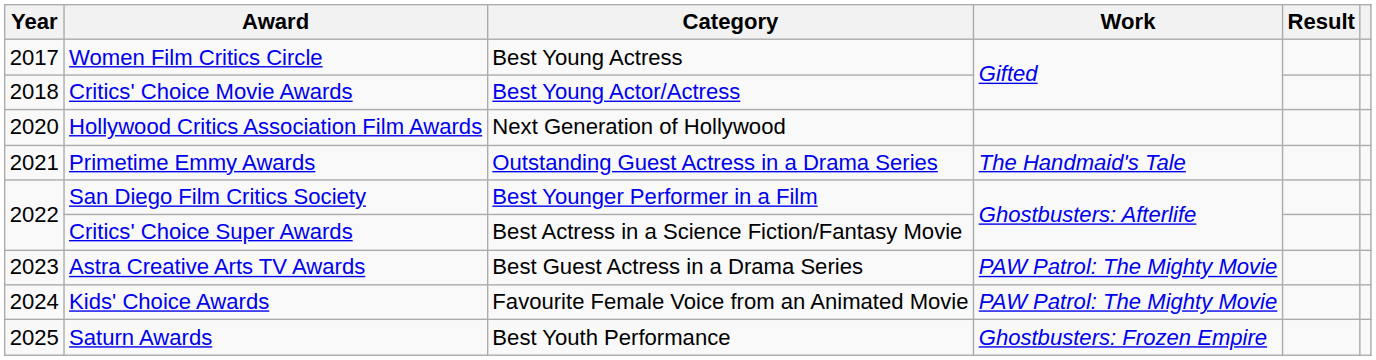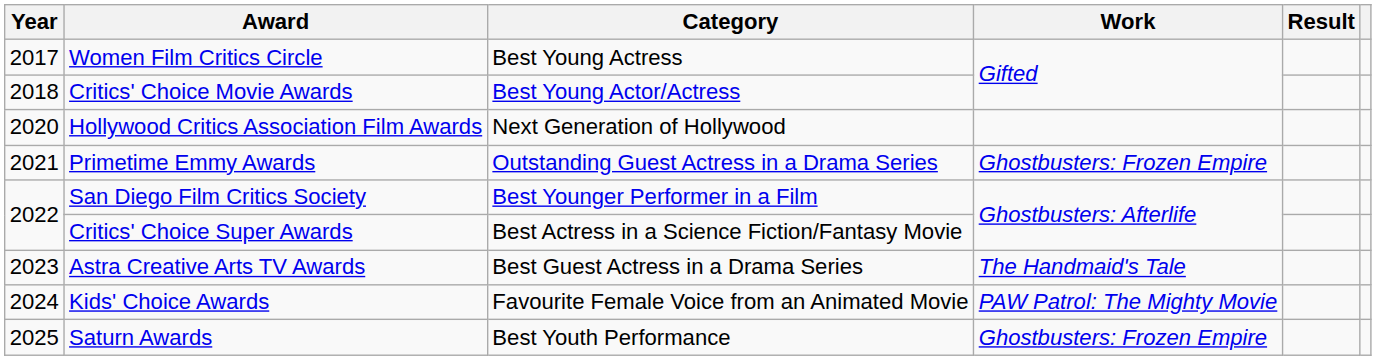(1082, 162) The Handmaid's Tale -> (1123, 162) Ghostbusters: Frozen Empire
(1128, 267) PAW Patrol: The Mighty Movie -> (1082, 267) The Handmaid's Tale
